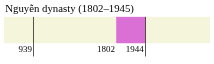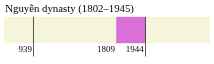(106, 50) 1802 -> (106, 50) 1809
